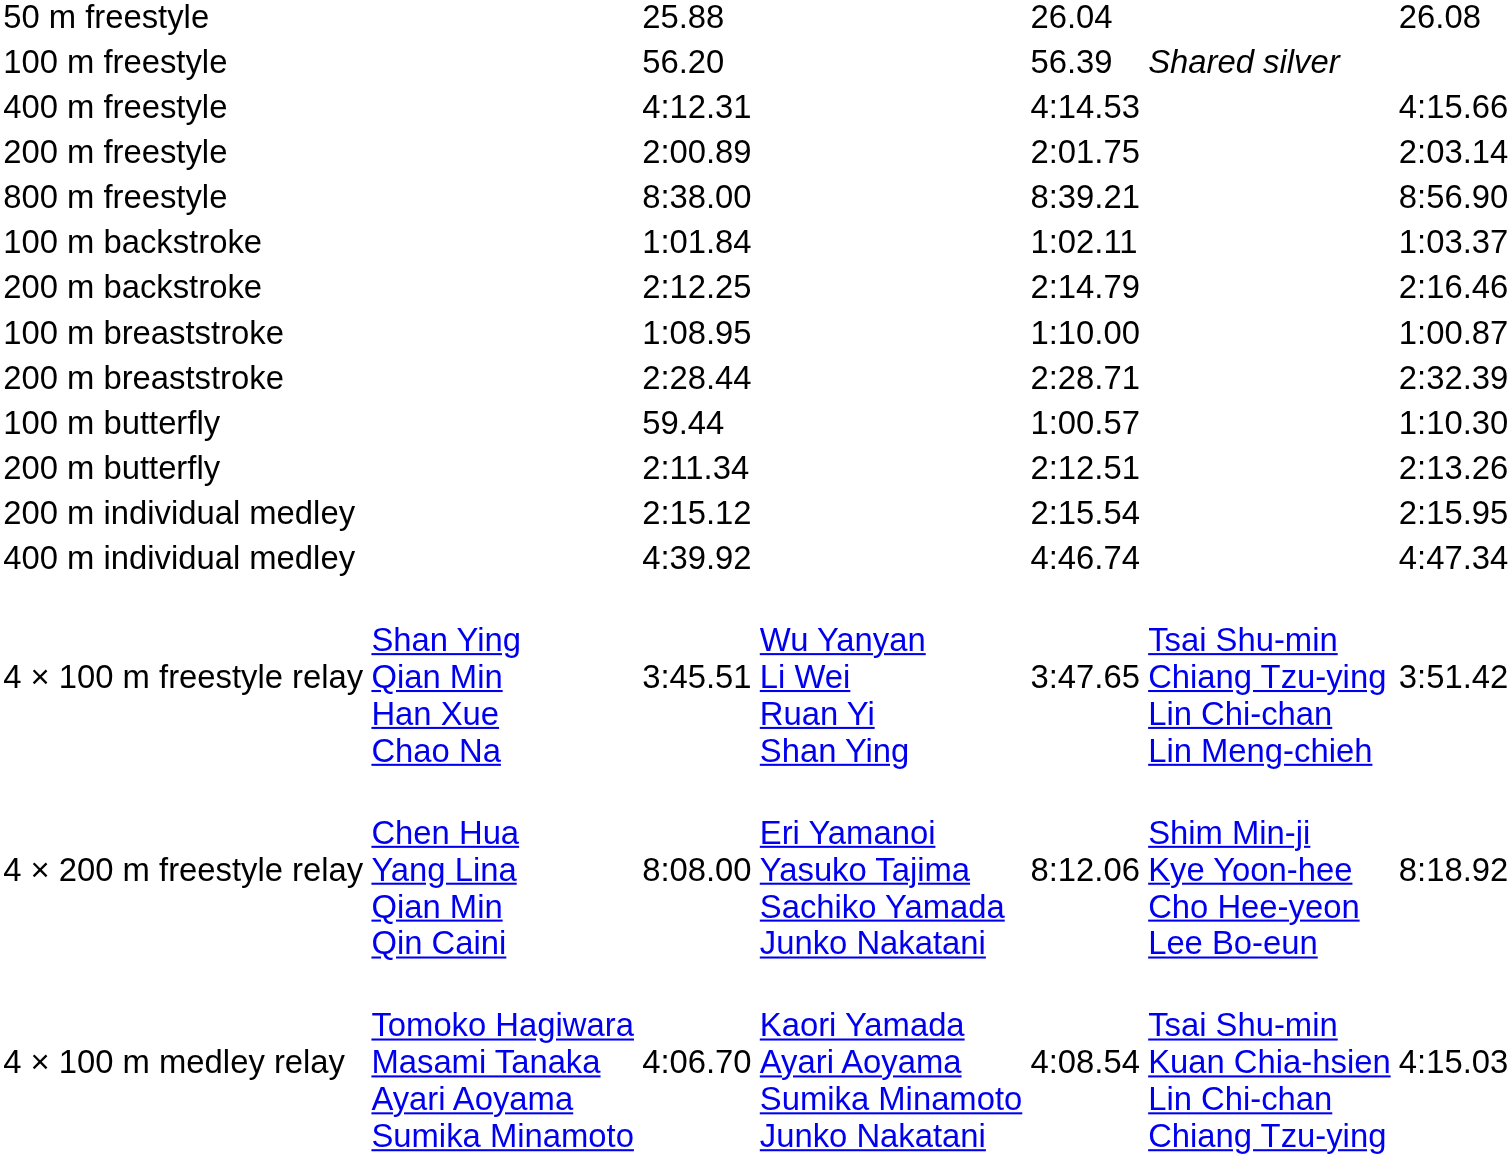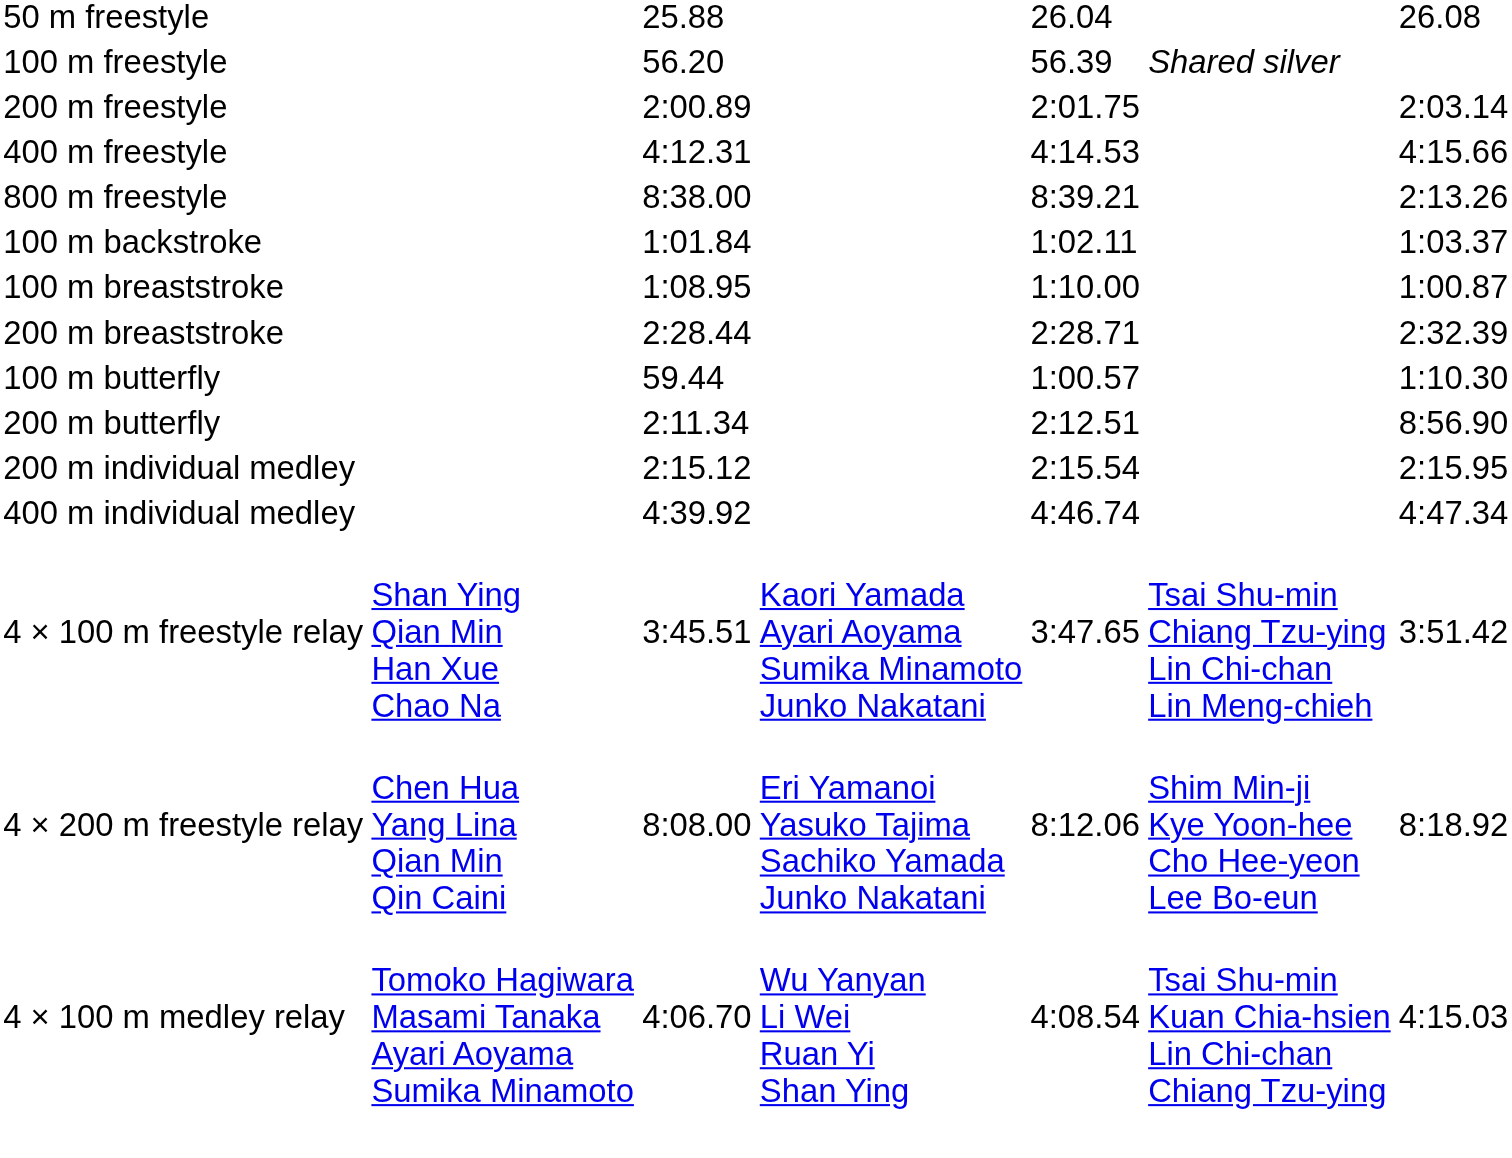rows swapped: (115, 152) <-> (115, 107)
(1454, 197) 8:56.90 -> (1454, 197) 2:13.26
- row: (133, 287)
(1454, 468) 2:13.26 -> (1454, 422) 8:56.90
(843, 695) Wu Yanyan Li Wei Ruan Yi Shan Ying -> (891, 650) Kaori Yamada Ayari Aoyama Sumika Minamoto Junko Nakatani
(891, 1081) Kaori Yamada Ayari Aoyama Sumika Minamoto Junko Nakatani -> (843, 1035) Wu Yanyan Li Wei Ruan Yi Shan Ying
